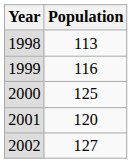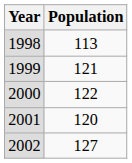(86, 68) 116 -> (86, 68) 121
(86, 94) 125 -> (86, 94) 122
